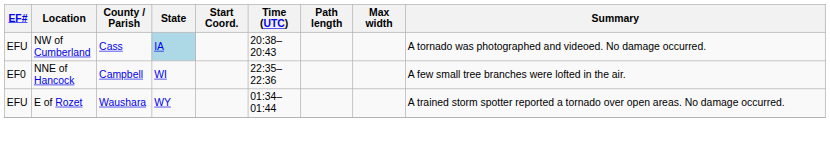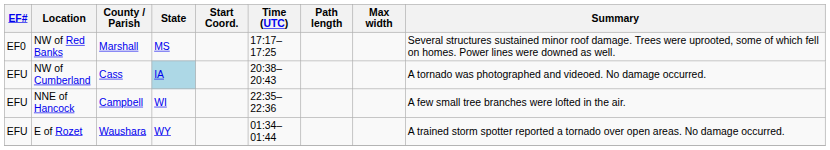+ row: (59, 46)
(16, 74) EF0 -> (17, 103) EFU
